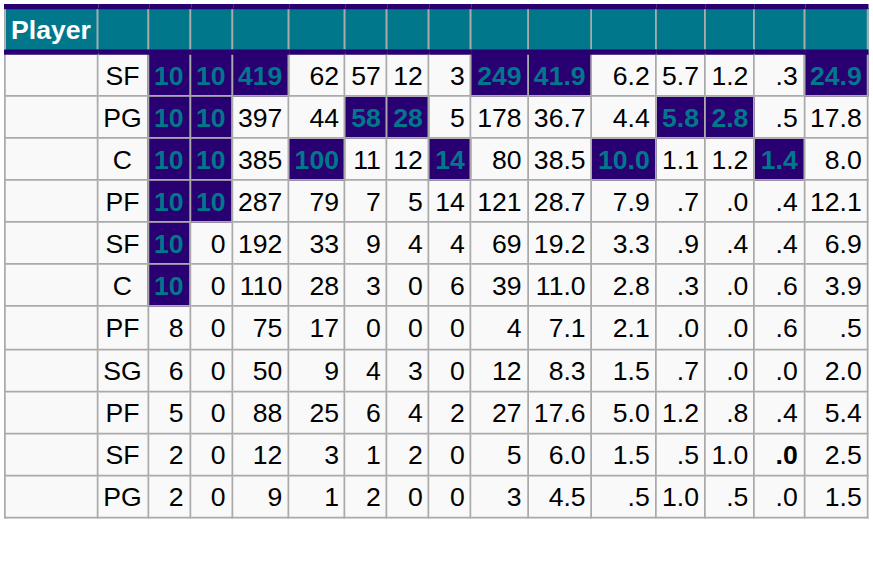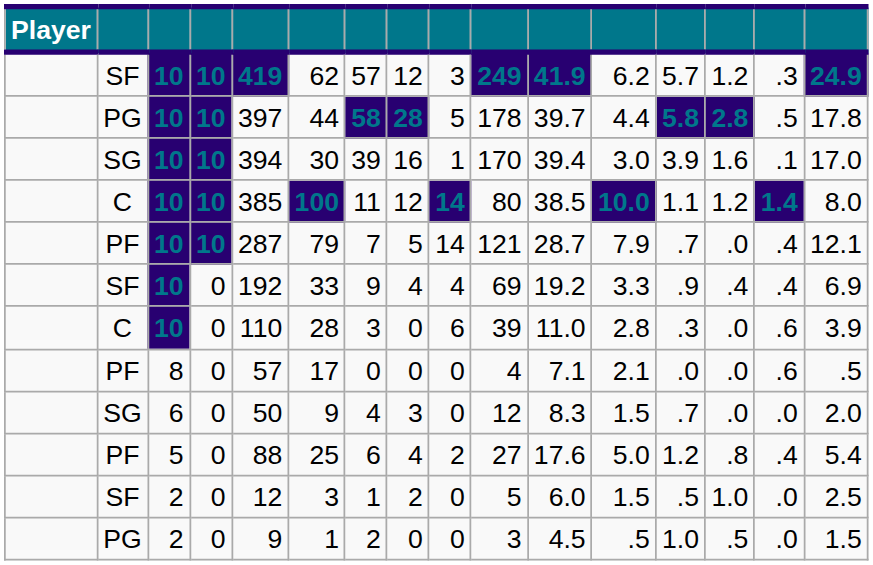(560, 117) 36.7 -> (560, 117) 39.7
+ row: (122, 159)
(267, 328) 75 -> (267, 370) 57
(787, 454) bold -> (787, 496) normal
